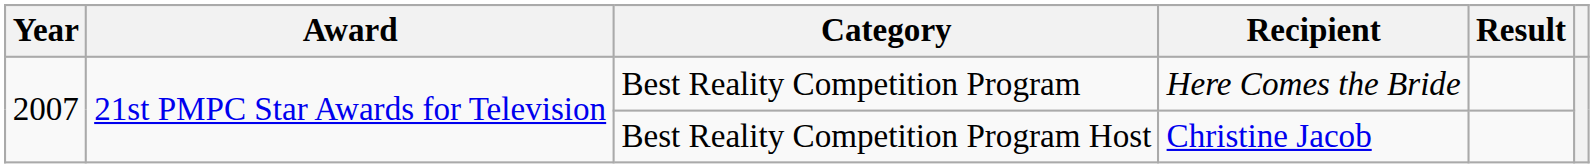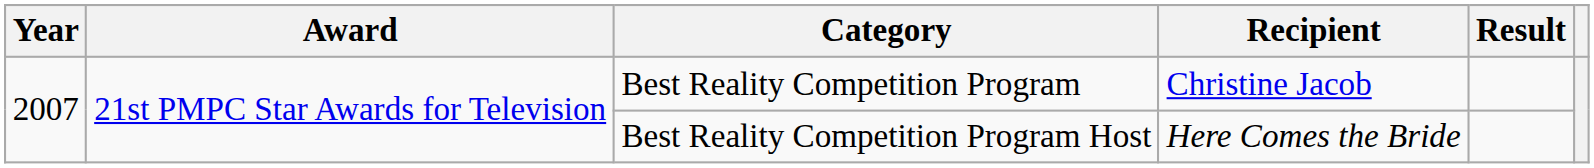(1314, 83) Here Comes the Bride -> (1269, 83) Christine Jacob
(1269, 135) Christine Jacob -> (1314, 135) Here Comes the Bride
